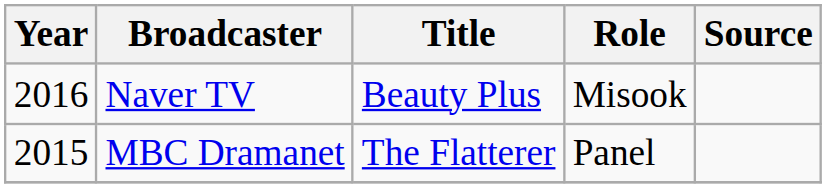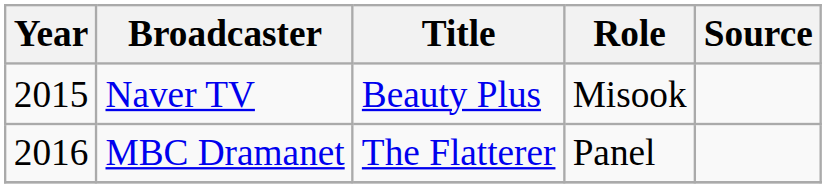(51, 93) 2016 -> (51, 93) 2015
(51, 152) 2015 -> (51, 152) 2016
